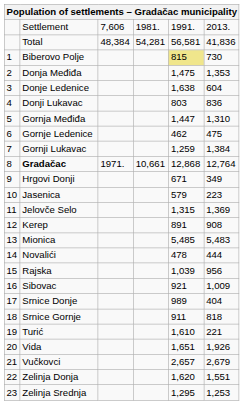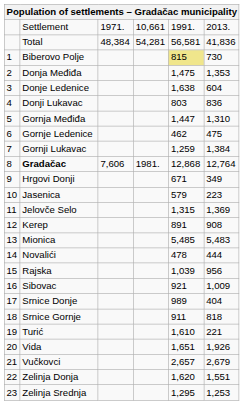(112, 27) 7,606 -> (112, 27) 1971.
(148, 27) 1981. -> (150, 27) 10,661
(112, 164) 1971. -> (112, 164) 7,606
(150, 164) 10,661 -> (148, 164) 1981.
